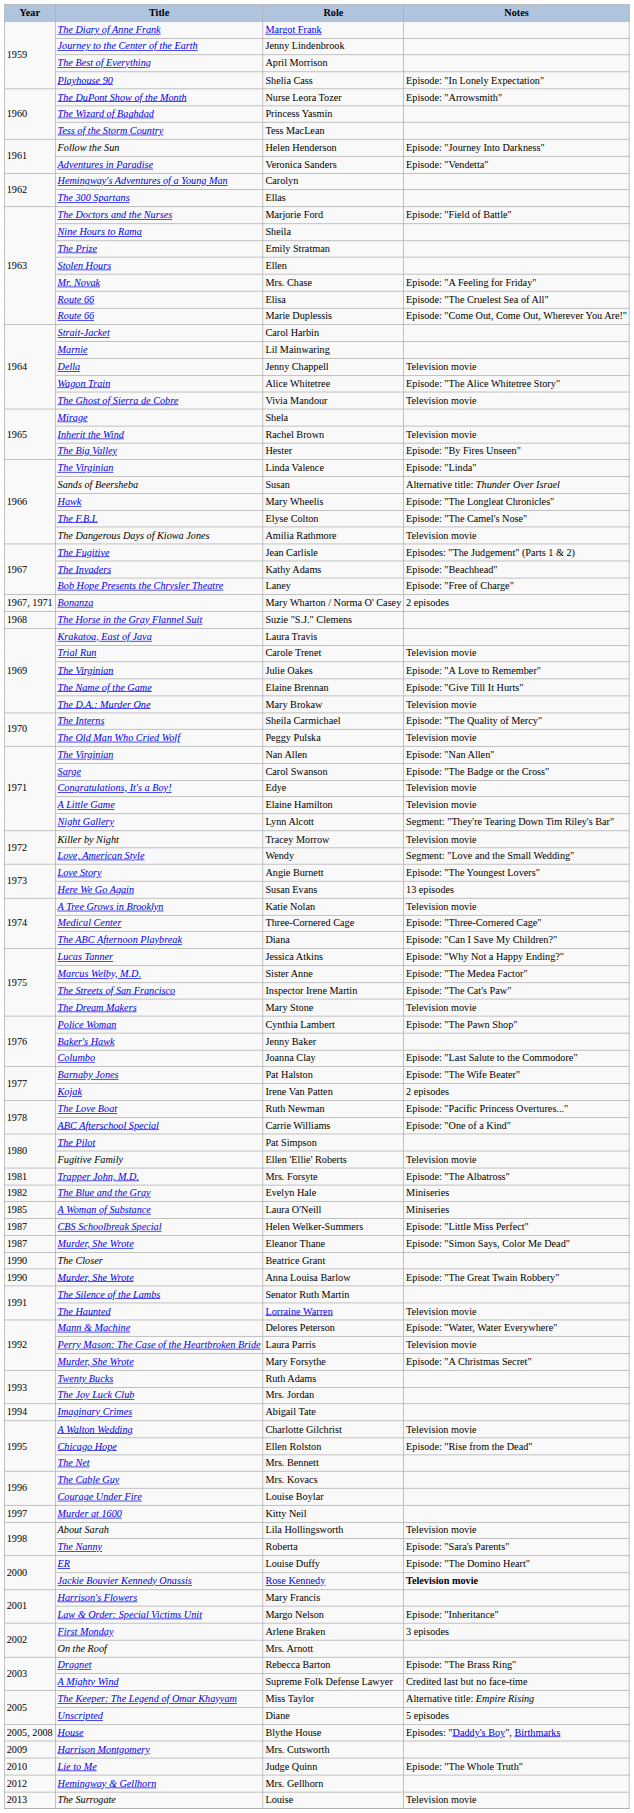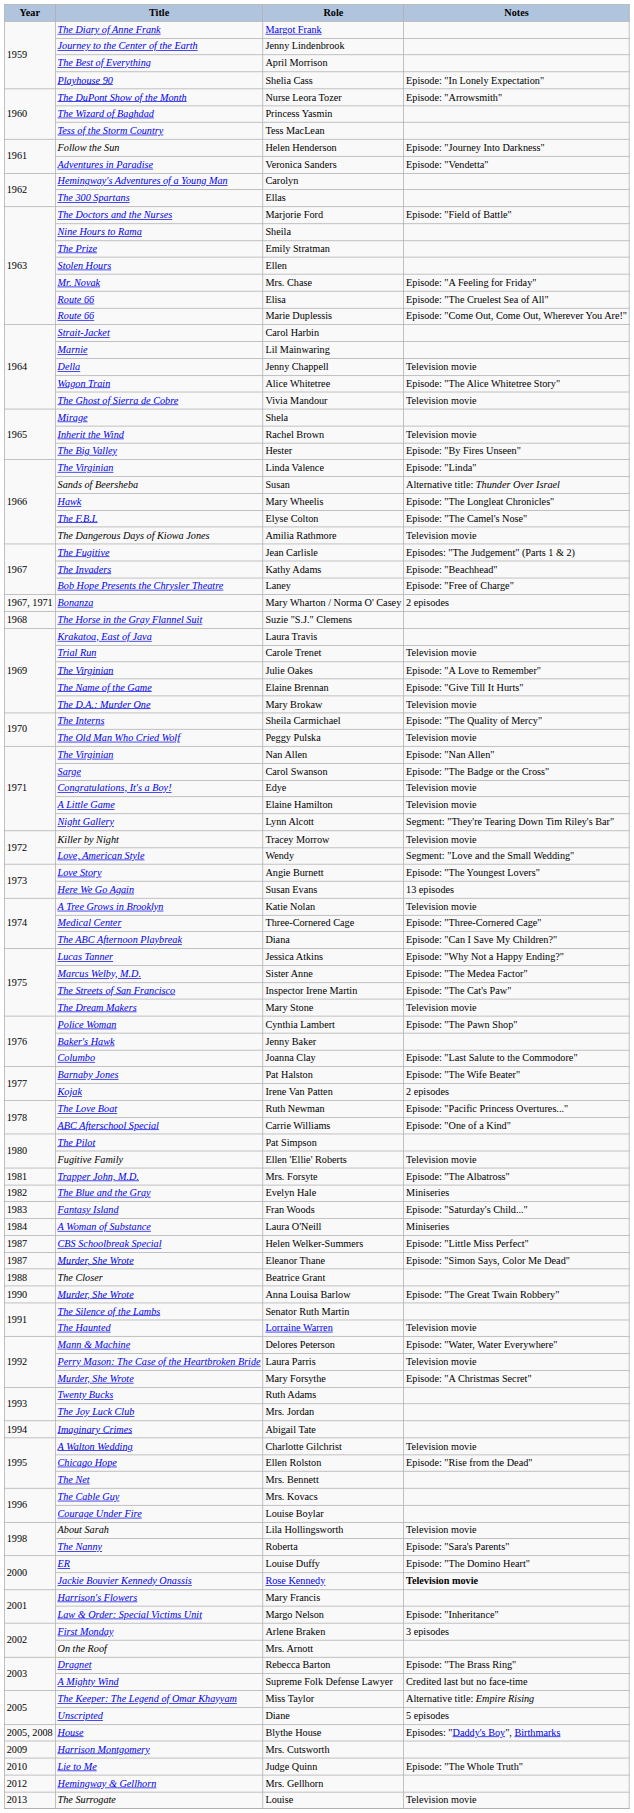+ row: (290, 1210)
(17, 1210) 1985 -> (17, 1227) 1984
(17, 1261) 1990 -> (17, 1278) 1988
- row: (286, 1514)
